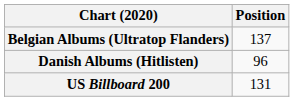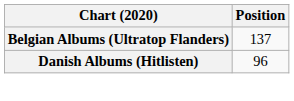- row: (118, 84)
